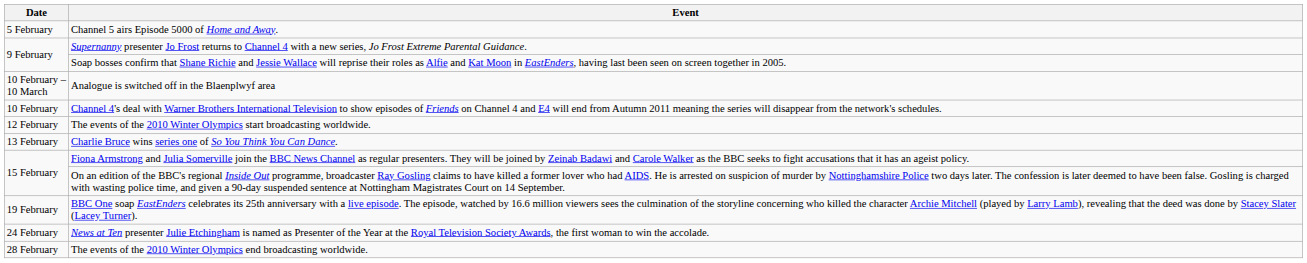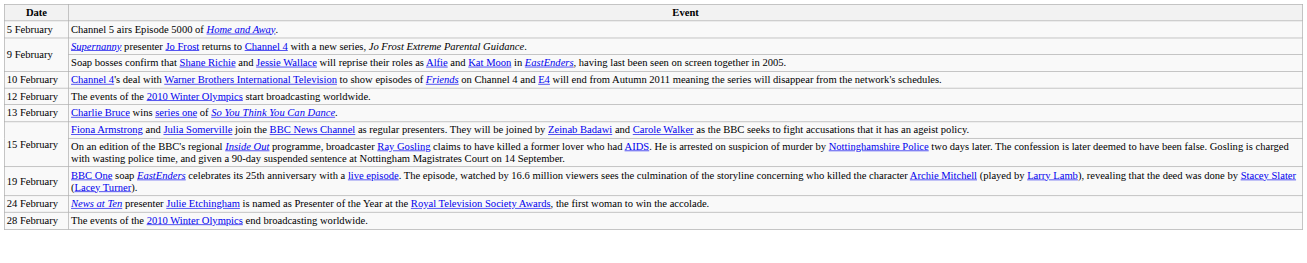- row: (173, 85)
